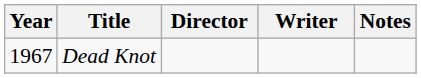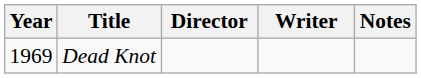(31, 55) 1967 -> (31, 55) 1969
